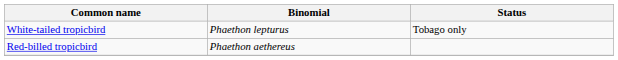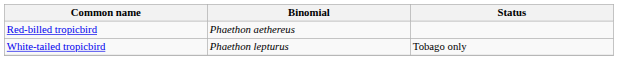rows swapped: (52, 47) <-> (56, 30)
